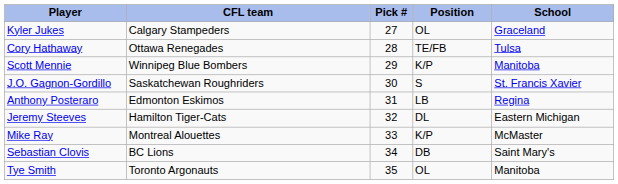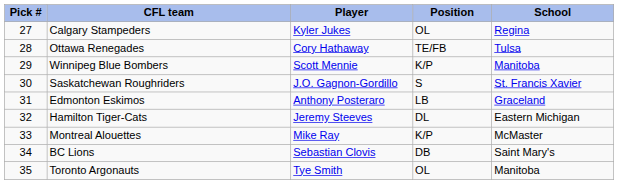columns swapped: (391, 13) <-> (65, 13)
(520, 30) Graceland -> (512, 30) Regina
(512, 100) Regina -> (520, 100) Graceland
